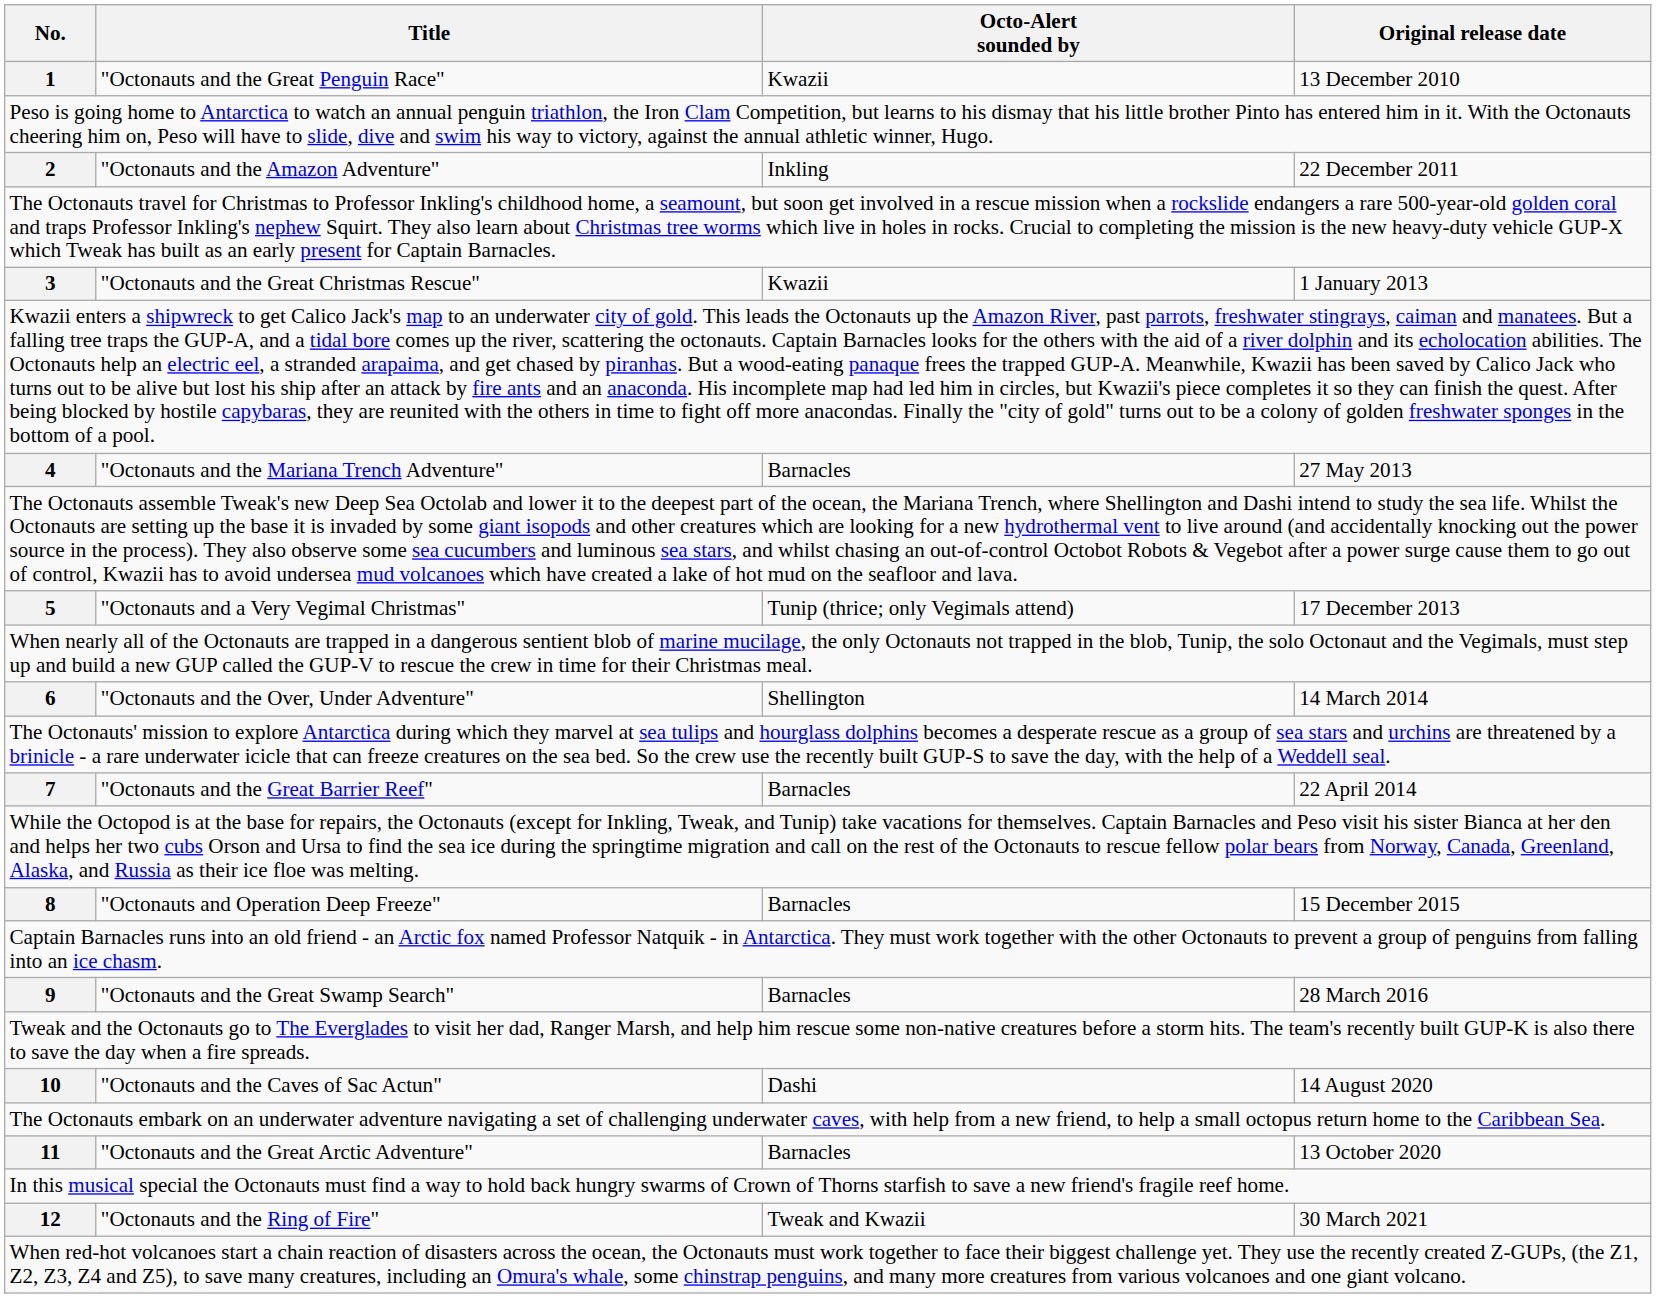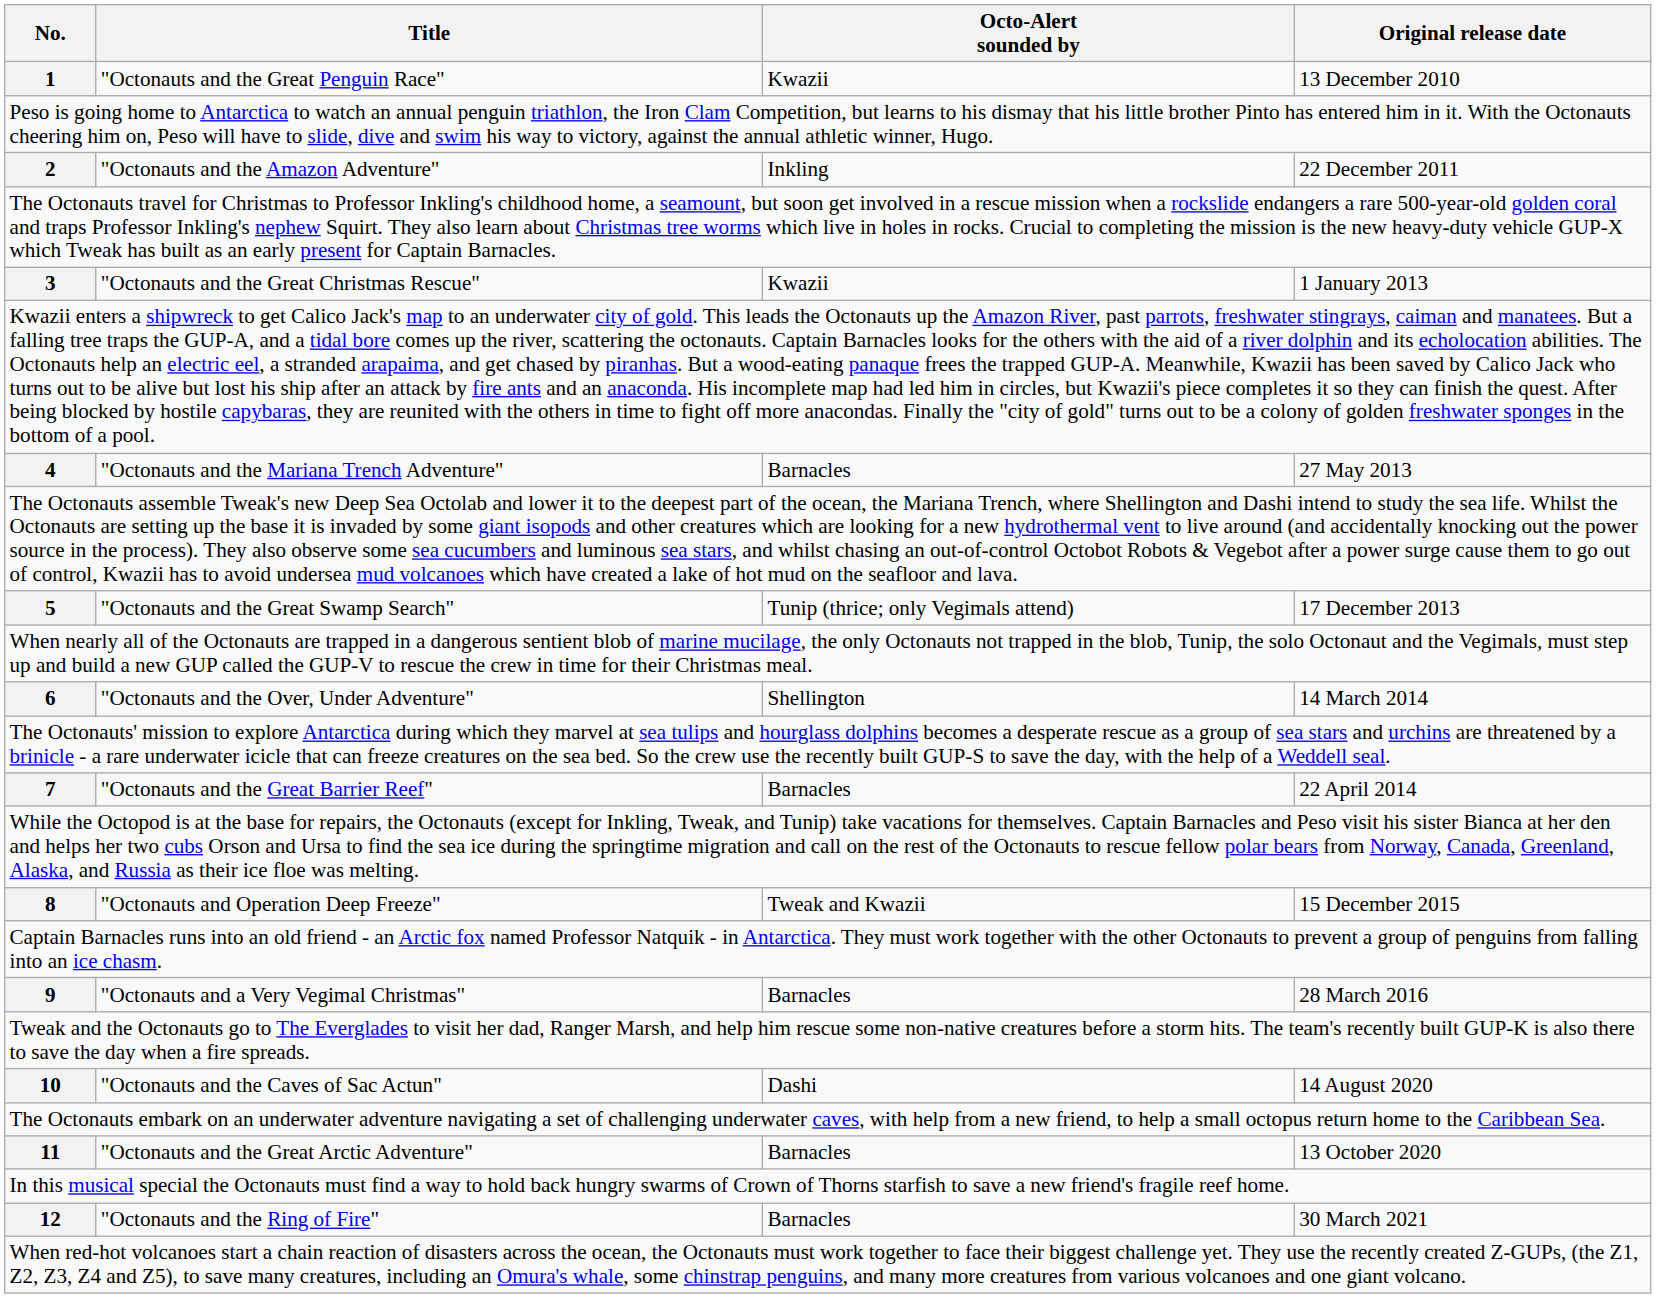(283, 607) "Octonauts and a Very Vegimal Christmas" -> (277, 607) "Octonauts and the Great Swamp Search"
(809, 903) Barnacles -> (847, 903) Tweak and Kwazii
(277, 994) "Octonauts and the Great Swamp Search" -> (283, 994) "Octonauts and a Very Vegimal Christmas"
(847, 1219) Tweak and Kwazii -> (809, 1219) Barnacles
